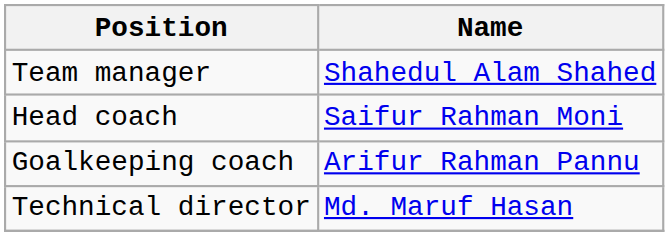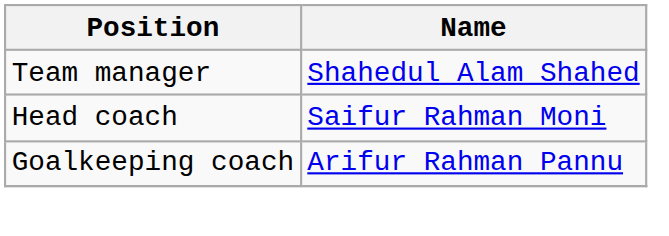- row: (161, 208)
